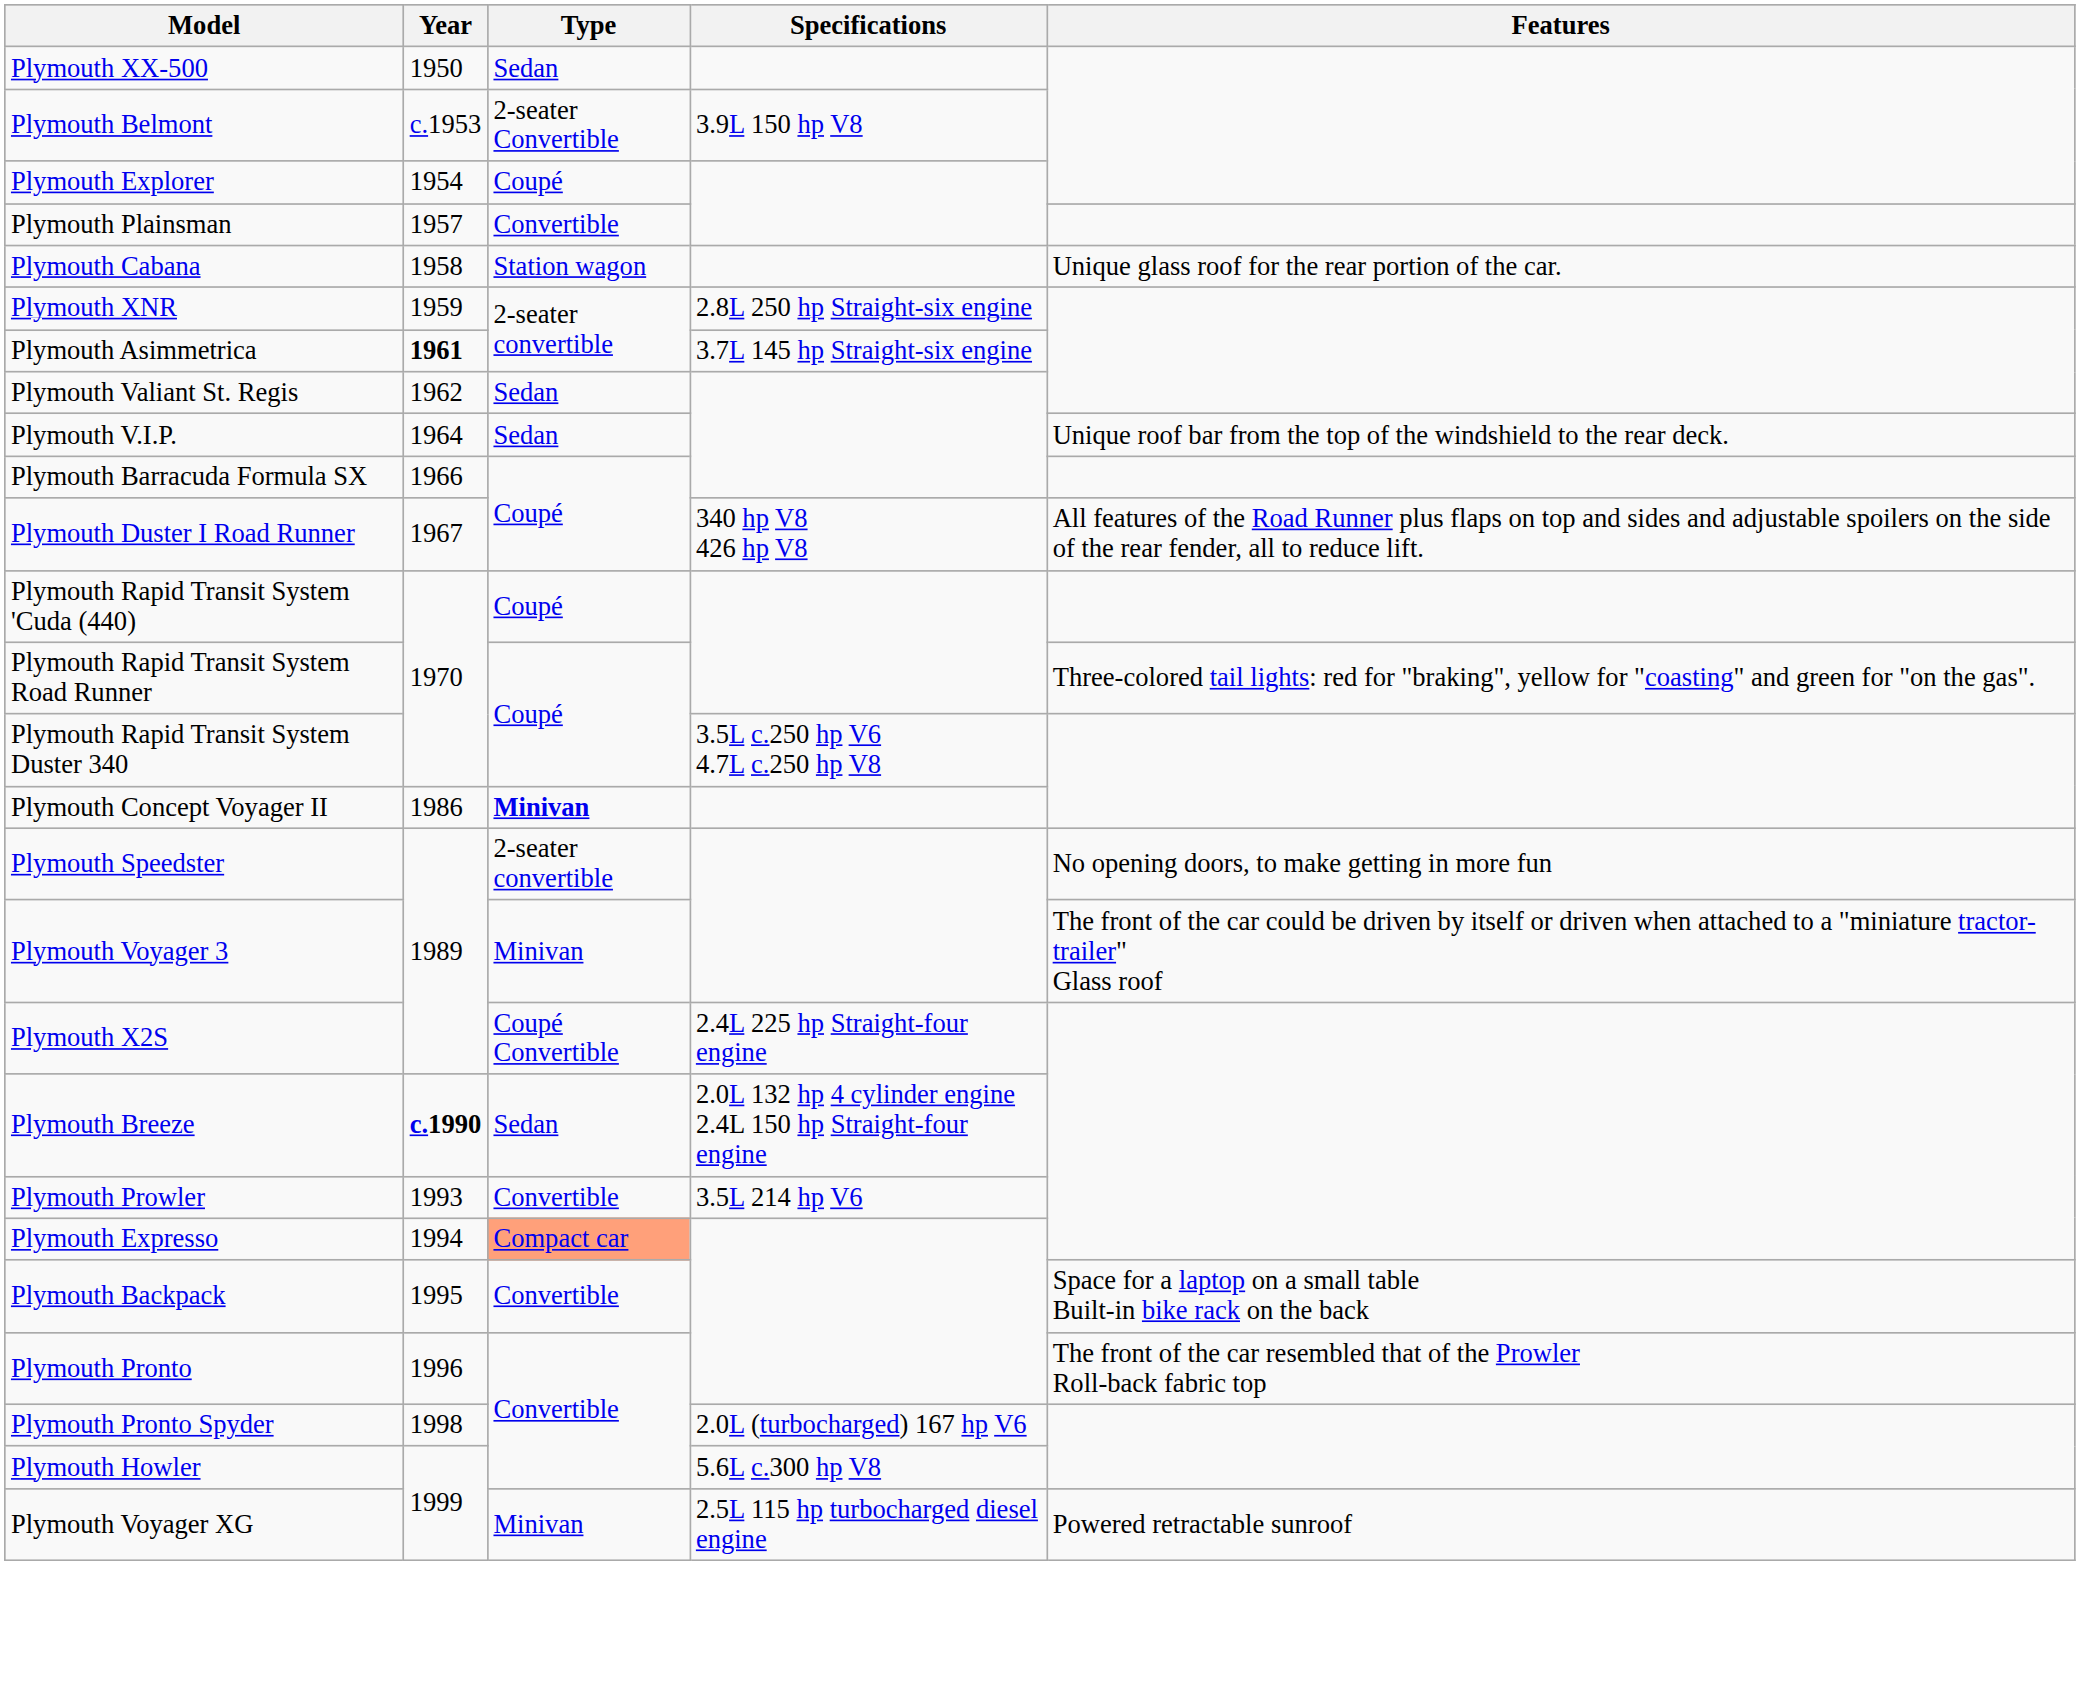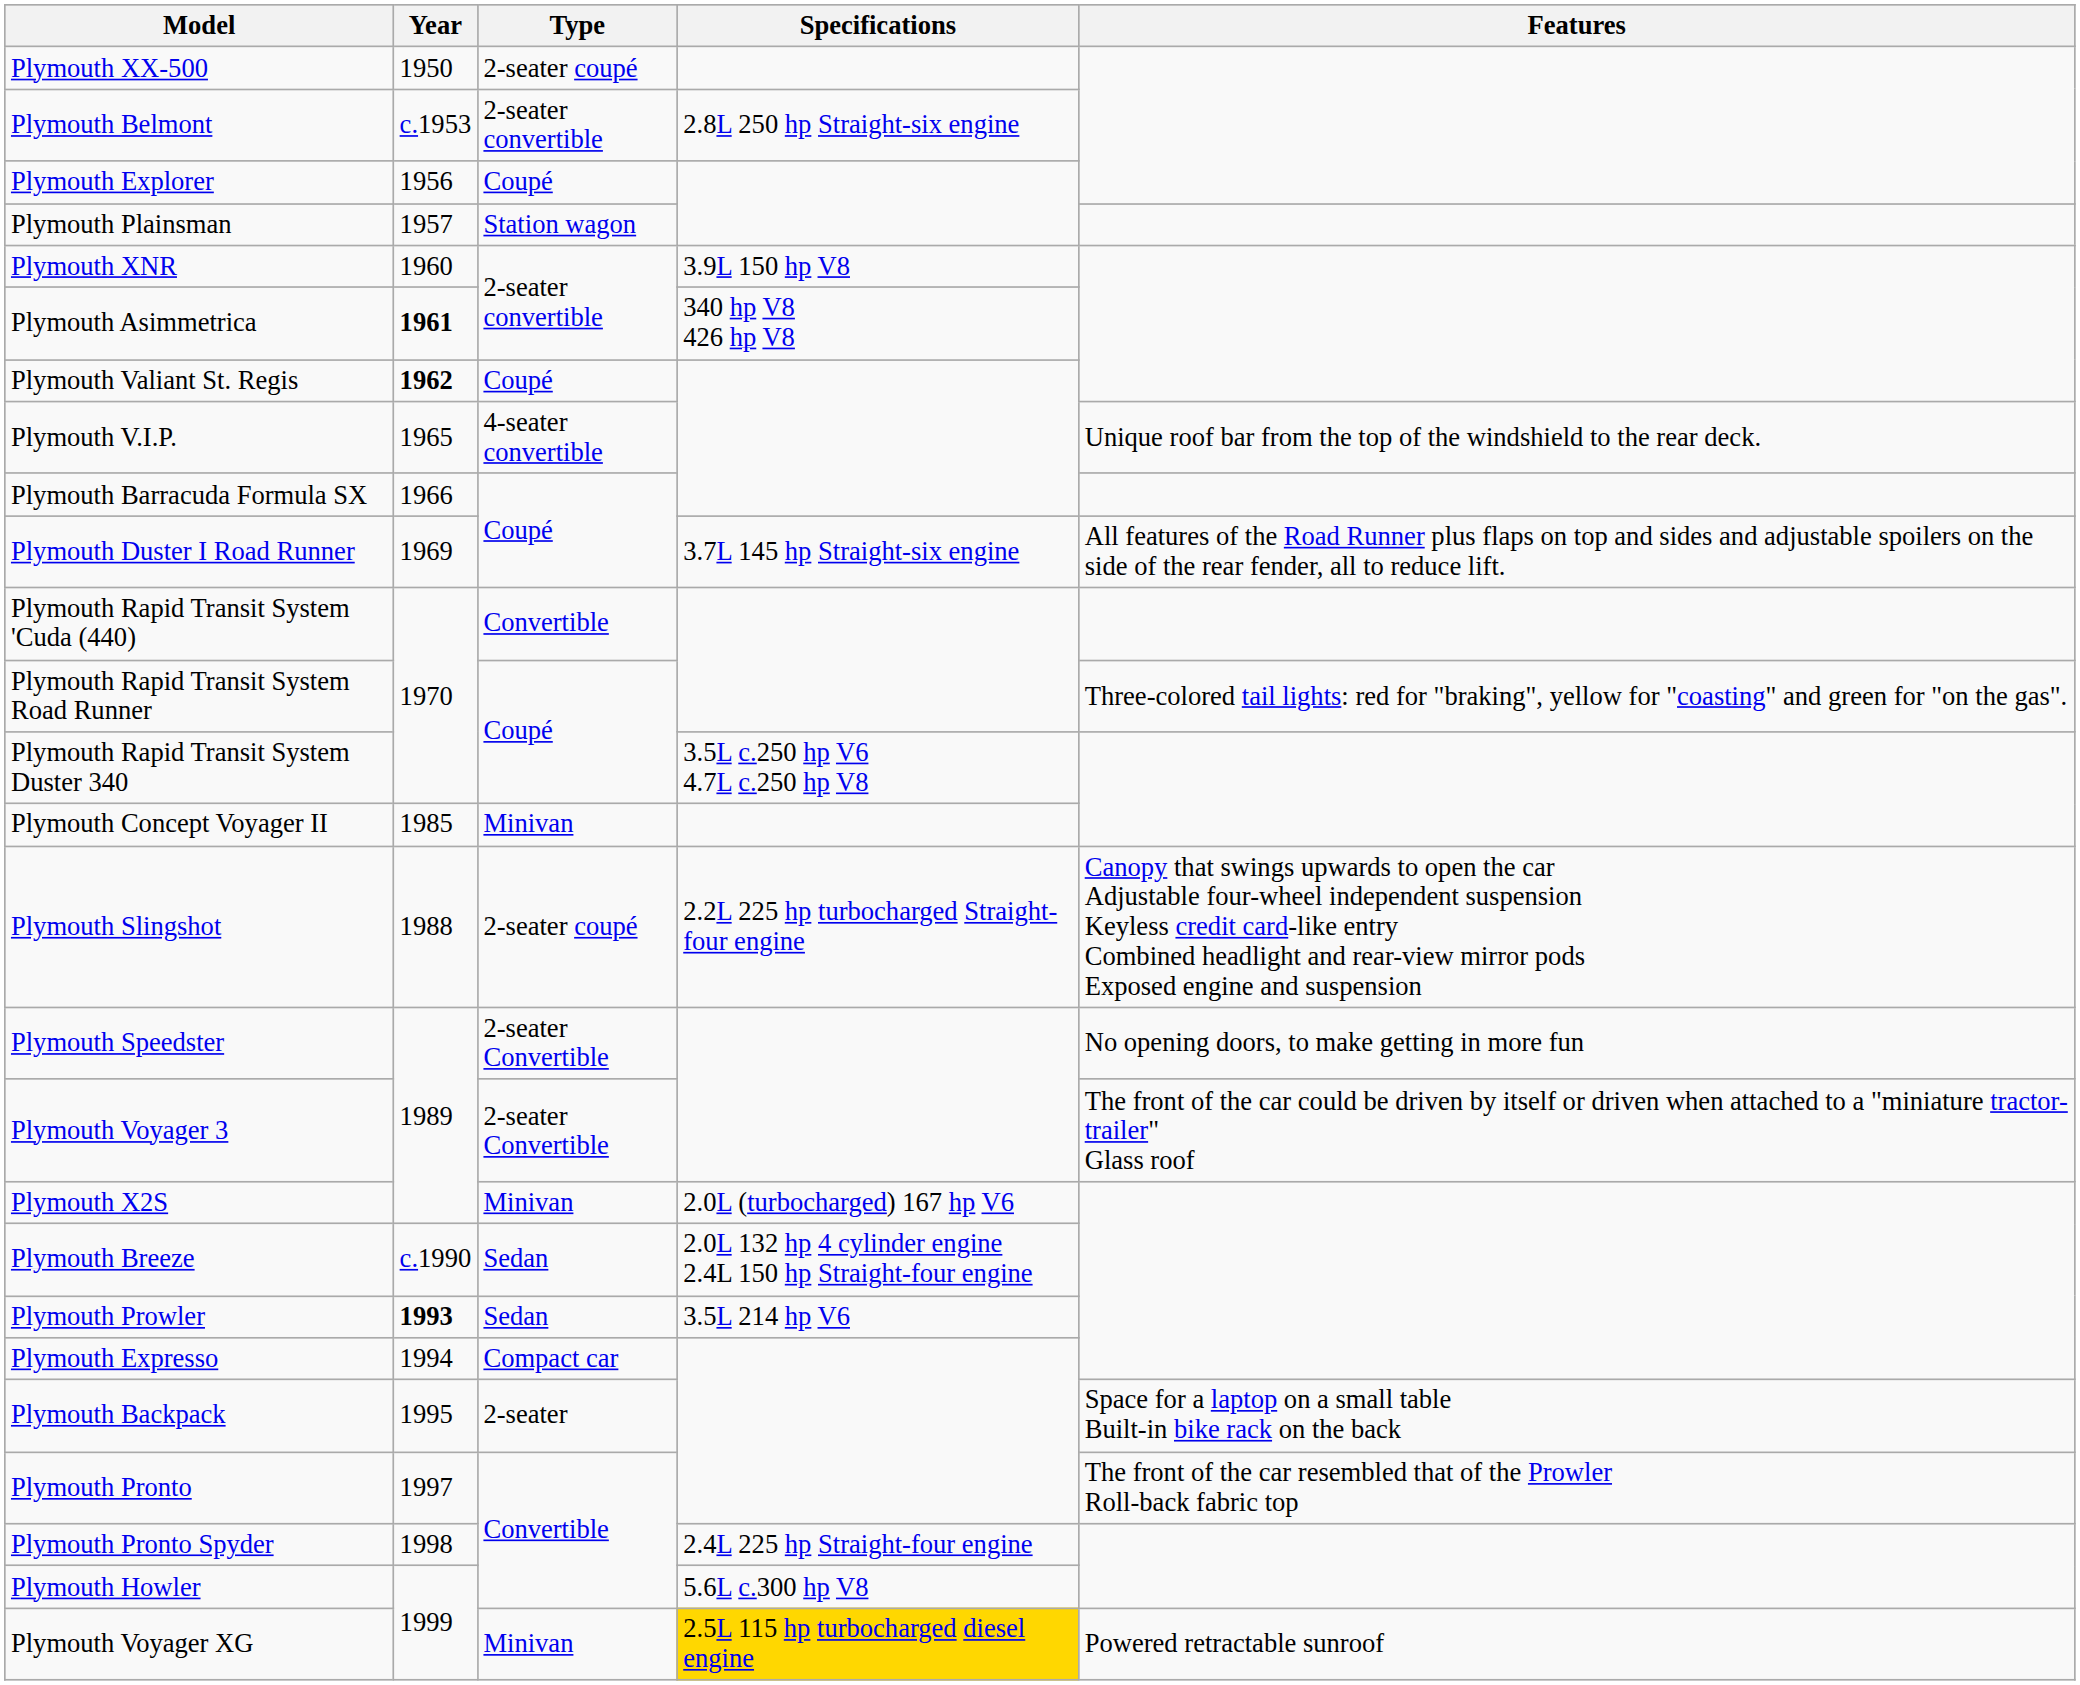(526, 67) Sedan -> (560, 67) 2-seater coupé
(556, 124) 2-seater Convertible -> (543, 124) 2-seater convertible
(779, 124) 3.9L 150 hp V8 -> (851, 124) 2.8L 250 hp Straight-six engine
(436, 181) 1954 -> (426, 181) 1956
(556, 223) Convertible -> (560, 223) Station wagon
- row: (106, 266)
(436, 308) 1959 -> (426, 266) 1960
(864, 308) 2.8L 250 hp Straight-six engine -> (767, 266) 3.9L 150 hp V8
(864, 350) 3.7L 145 hp Straight-six engine -> (739, 323) 340 hp V8 426 hp V8
(436, 392) normal -> (426, 380) bold
(526, 392) Sedan -> (518, 380) Coupé
(436, 434) 1964 -> (426, 437) 1965
(526, 434) Sedan -> (543, 437) 4-seater convertible
(436, 533) 1967 -> (426, 551) 1969
(752, 533) 340 hp V8 426 hp V8 -> (851, 551) 3.7L 145 hp Straight-six engine
(528, 605) Coupé -> (546, 623) Convertible
(436, 806) 1986 -> (426, 824) 1985
(541, 806) bold -> (528, 824) normal
+ row: (116, 926)
(553, 863) 2-seater convertible -> (546, 1043) 2-seater Convertible
(538, 950) Minivan -> (546, 1130) 2-seater Convertible
(556, 1037) Coupé Convertible -> (528, 1202) Minivan
(832, 1037) 2.4L 225 hp Straight-four engine -> (849, 1202) 2.0L (turbocharged) 167 hp V6
(445, 1124) bold -> (435, 1259) normal
(436, 1196) normal -> (426, 1316) bold
(556, 1196) Convertible -> (516, 1316) Sedan
(561, 1238) lightsalmon background -> (551, 1358) no background
(556, 1295) Convertible -> (525, 1415) 2-seater
(436, 1367) 1996 -> (426, 1487) 1997
(861, 1424) 2.0L (turbocharged) 167 hp V6 -> (858, 1544) 2.4L 225 hp Straight-four engine
(867, 1524) no background -> (854, 1643) gold background
